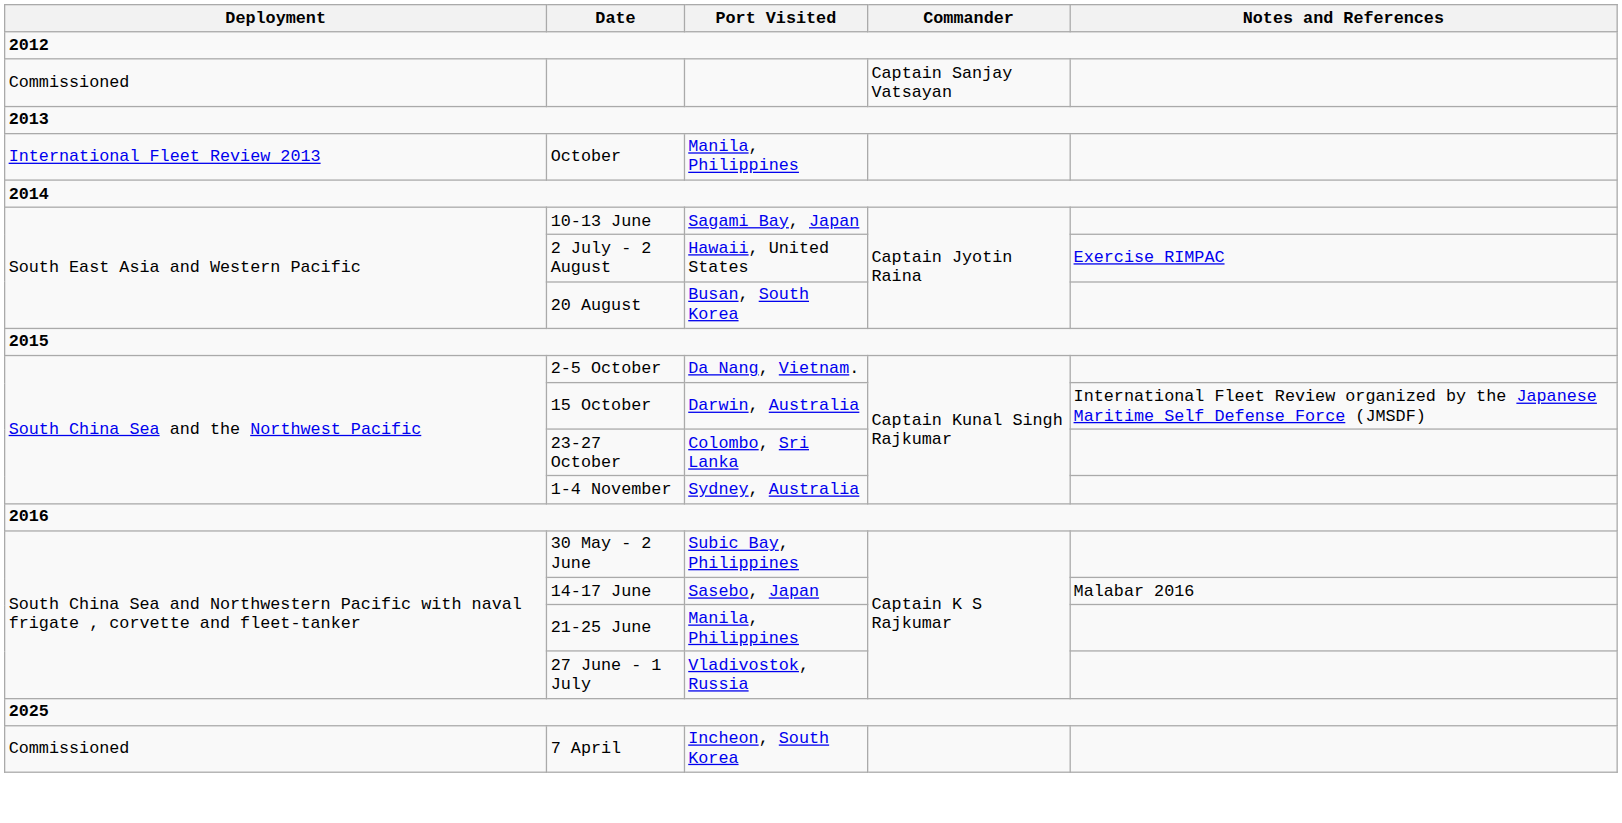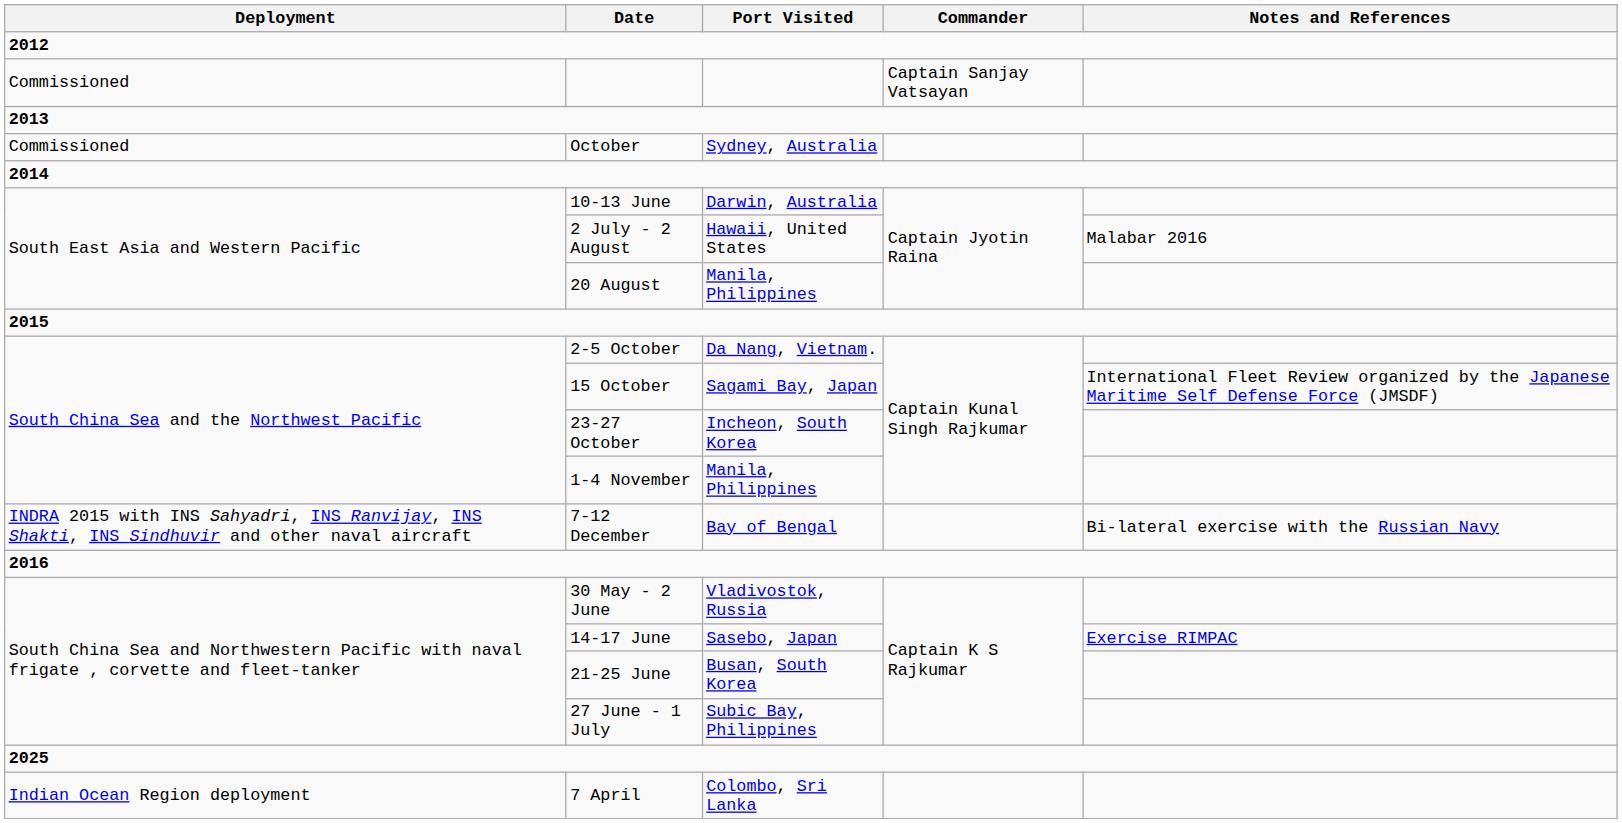(165, 157) International Fleet Review 2013 -> (69, 147) Commissioned
(744, 157) Manila, Philippines -> (792, 147) Sydney, Australia
(774, 221) Sagami Bay, Japan -> (792, 202) Darwin, Australia
(1149, 258) Exercise RIMPAC -> (1147, 239) Malabar 2016
(749, 305) Busan, South Korea -> (762, 285) Manila, Philippines
(774, 406) Darwin, Australia -> (792, 387) Sagami Bay, Japan
(749, 453) Colombo, Sri Lanka -> (777, 433) Incheon, South Korea
(774, 490) Sydney, Australia -> (762, 480) Manila, Philippines
+ row: (610, 527)
(744, 554) Subic Bay, Philippines -> (767, 601) Vladivostok, Russia
(1134, 591) Malabar 2016 -> (1162, 638) Exercise RIMPAC
(744, 628) Manila, Philippines -> (767, 675) Busan, South Korea
(749, 675) Vladivostok, Russia -> (762, 721) Subic Bay, Philippines
(69, 749) Commissioned -> (160, 795) Indian Ocean Region deployment
(759, 749) Incheon, South Korea -> (767, 795) Colombo, Sri Lanka
